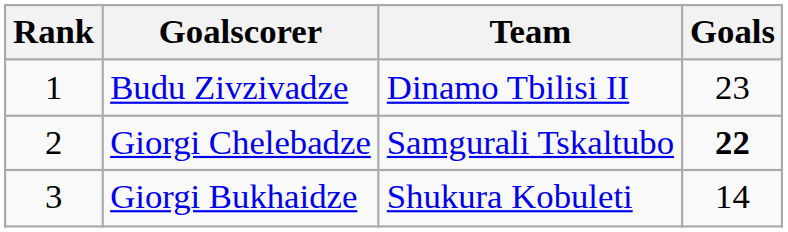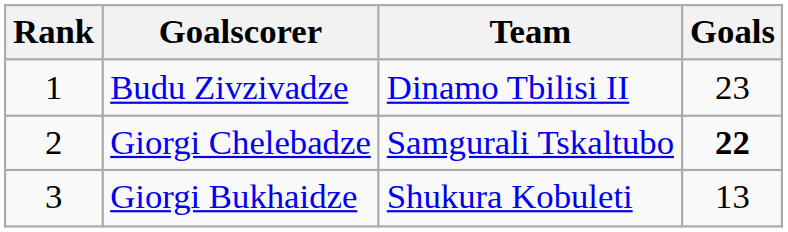(732, 197) 14 -> (732, 197) 13
